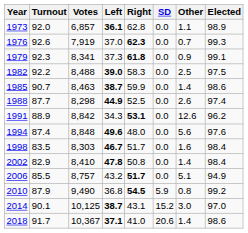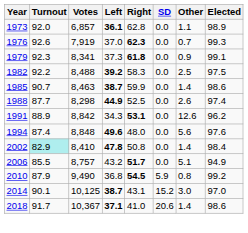(113, 72) 39.0 -> (113, 72) 39.2
- row: (17, 146)
(41, 161) no background -> (41, 146) paleturquoise background
